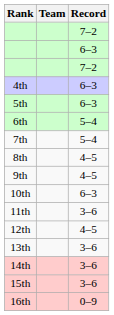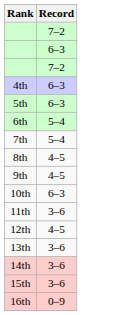- column: (52, 13)
